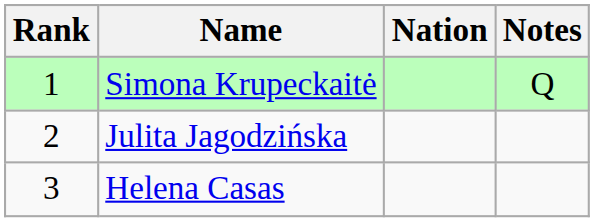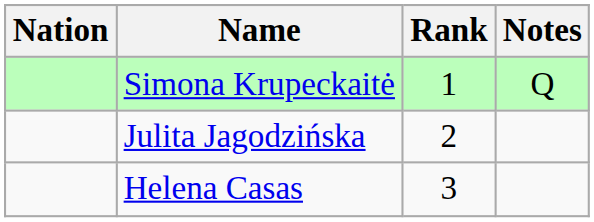columns swapped: (51, 30) <-> (440, 30)
